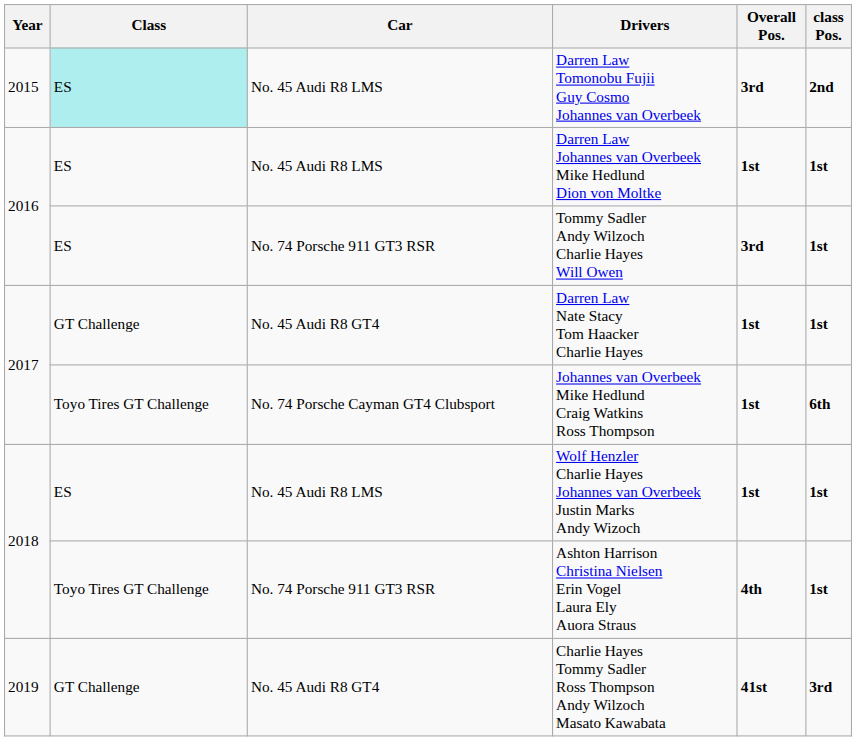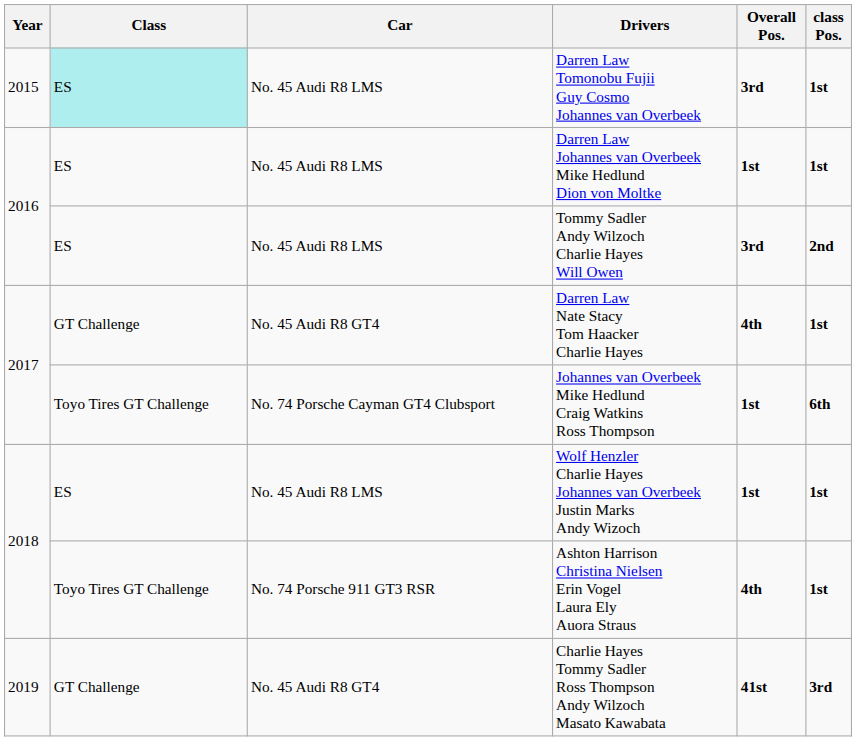(822, 87) 2nd -> (819, 87) 1st
(343, 246) No. 74 Porsche 911 GT3 RSR -> (317, 246) No. 45 Audi R8 LMS
(819, 246) 1st -> (822, 246) 2nd
(750, 325) 1st -> (751, 325) 4th
